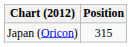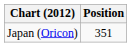(104, 32) 315 -> (104, 32) 351
